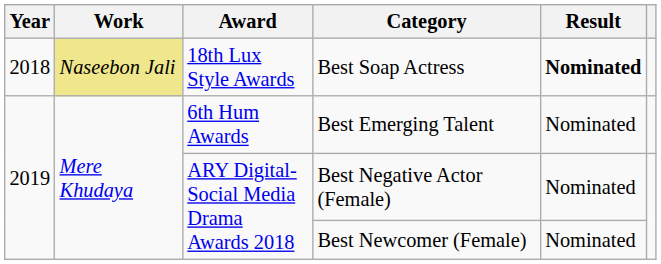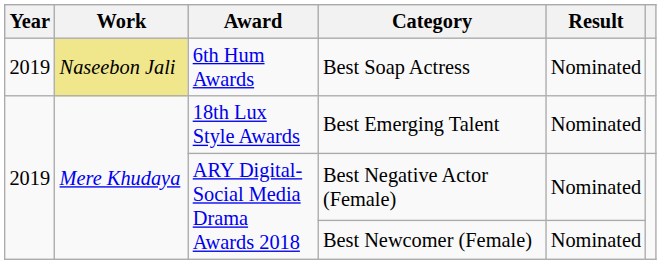(30, 67) 2018 -> (30, 67) 2019
(241, 67) 18th Lux Style Awards -> (229, 67) 6th Hum Awards
(593, 67) bold -> (596, 67) normal
(223, 124) 6th Hum Awards -> (246, 124) 18th Lux Style Awards
